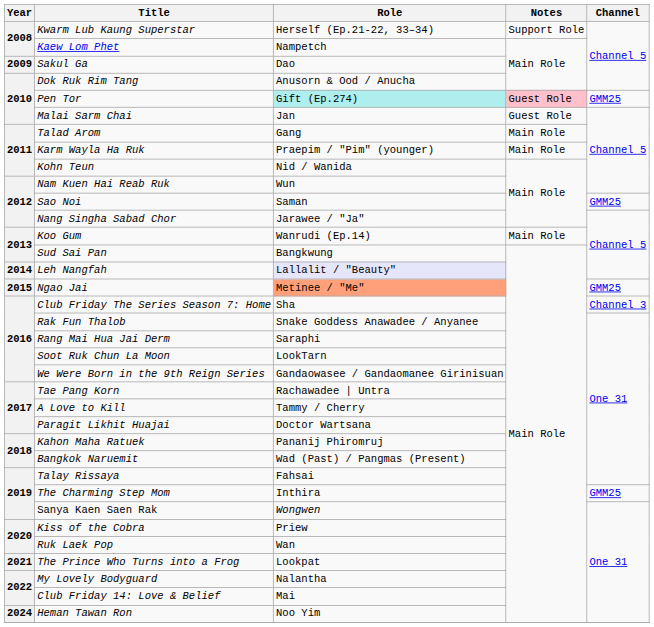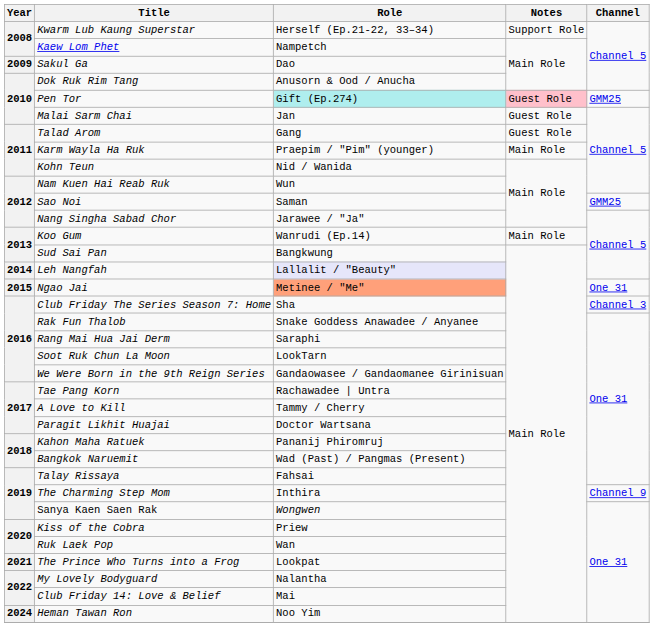(537, 133) Main Role -> (540, 133) Guest Role
(605, 288) GMM25 -> (608, 288) One 31
(605, 494) GMM25 -> (618, 494) Channel 9
